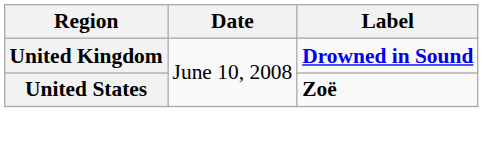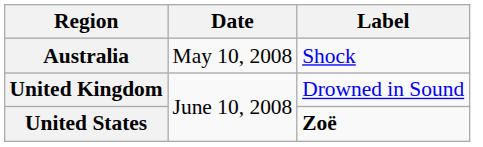+ row: (86, 55)
(388, 55) bold -> (383, 89) normal
